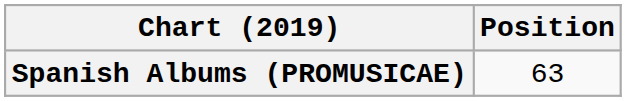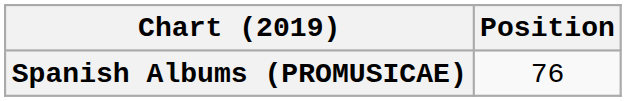(548, 74) 63 -> (548, 74) 76
